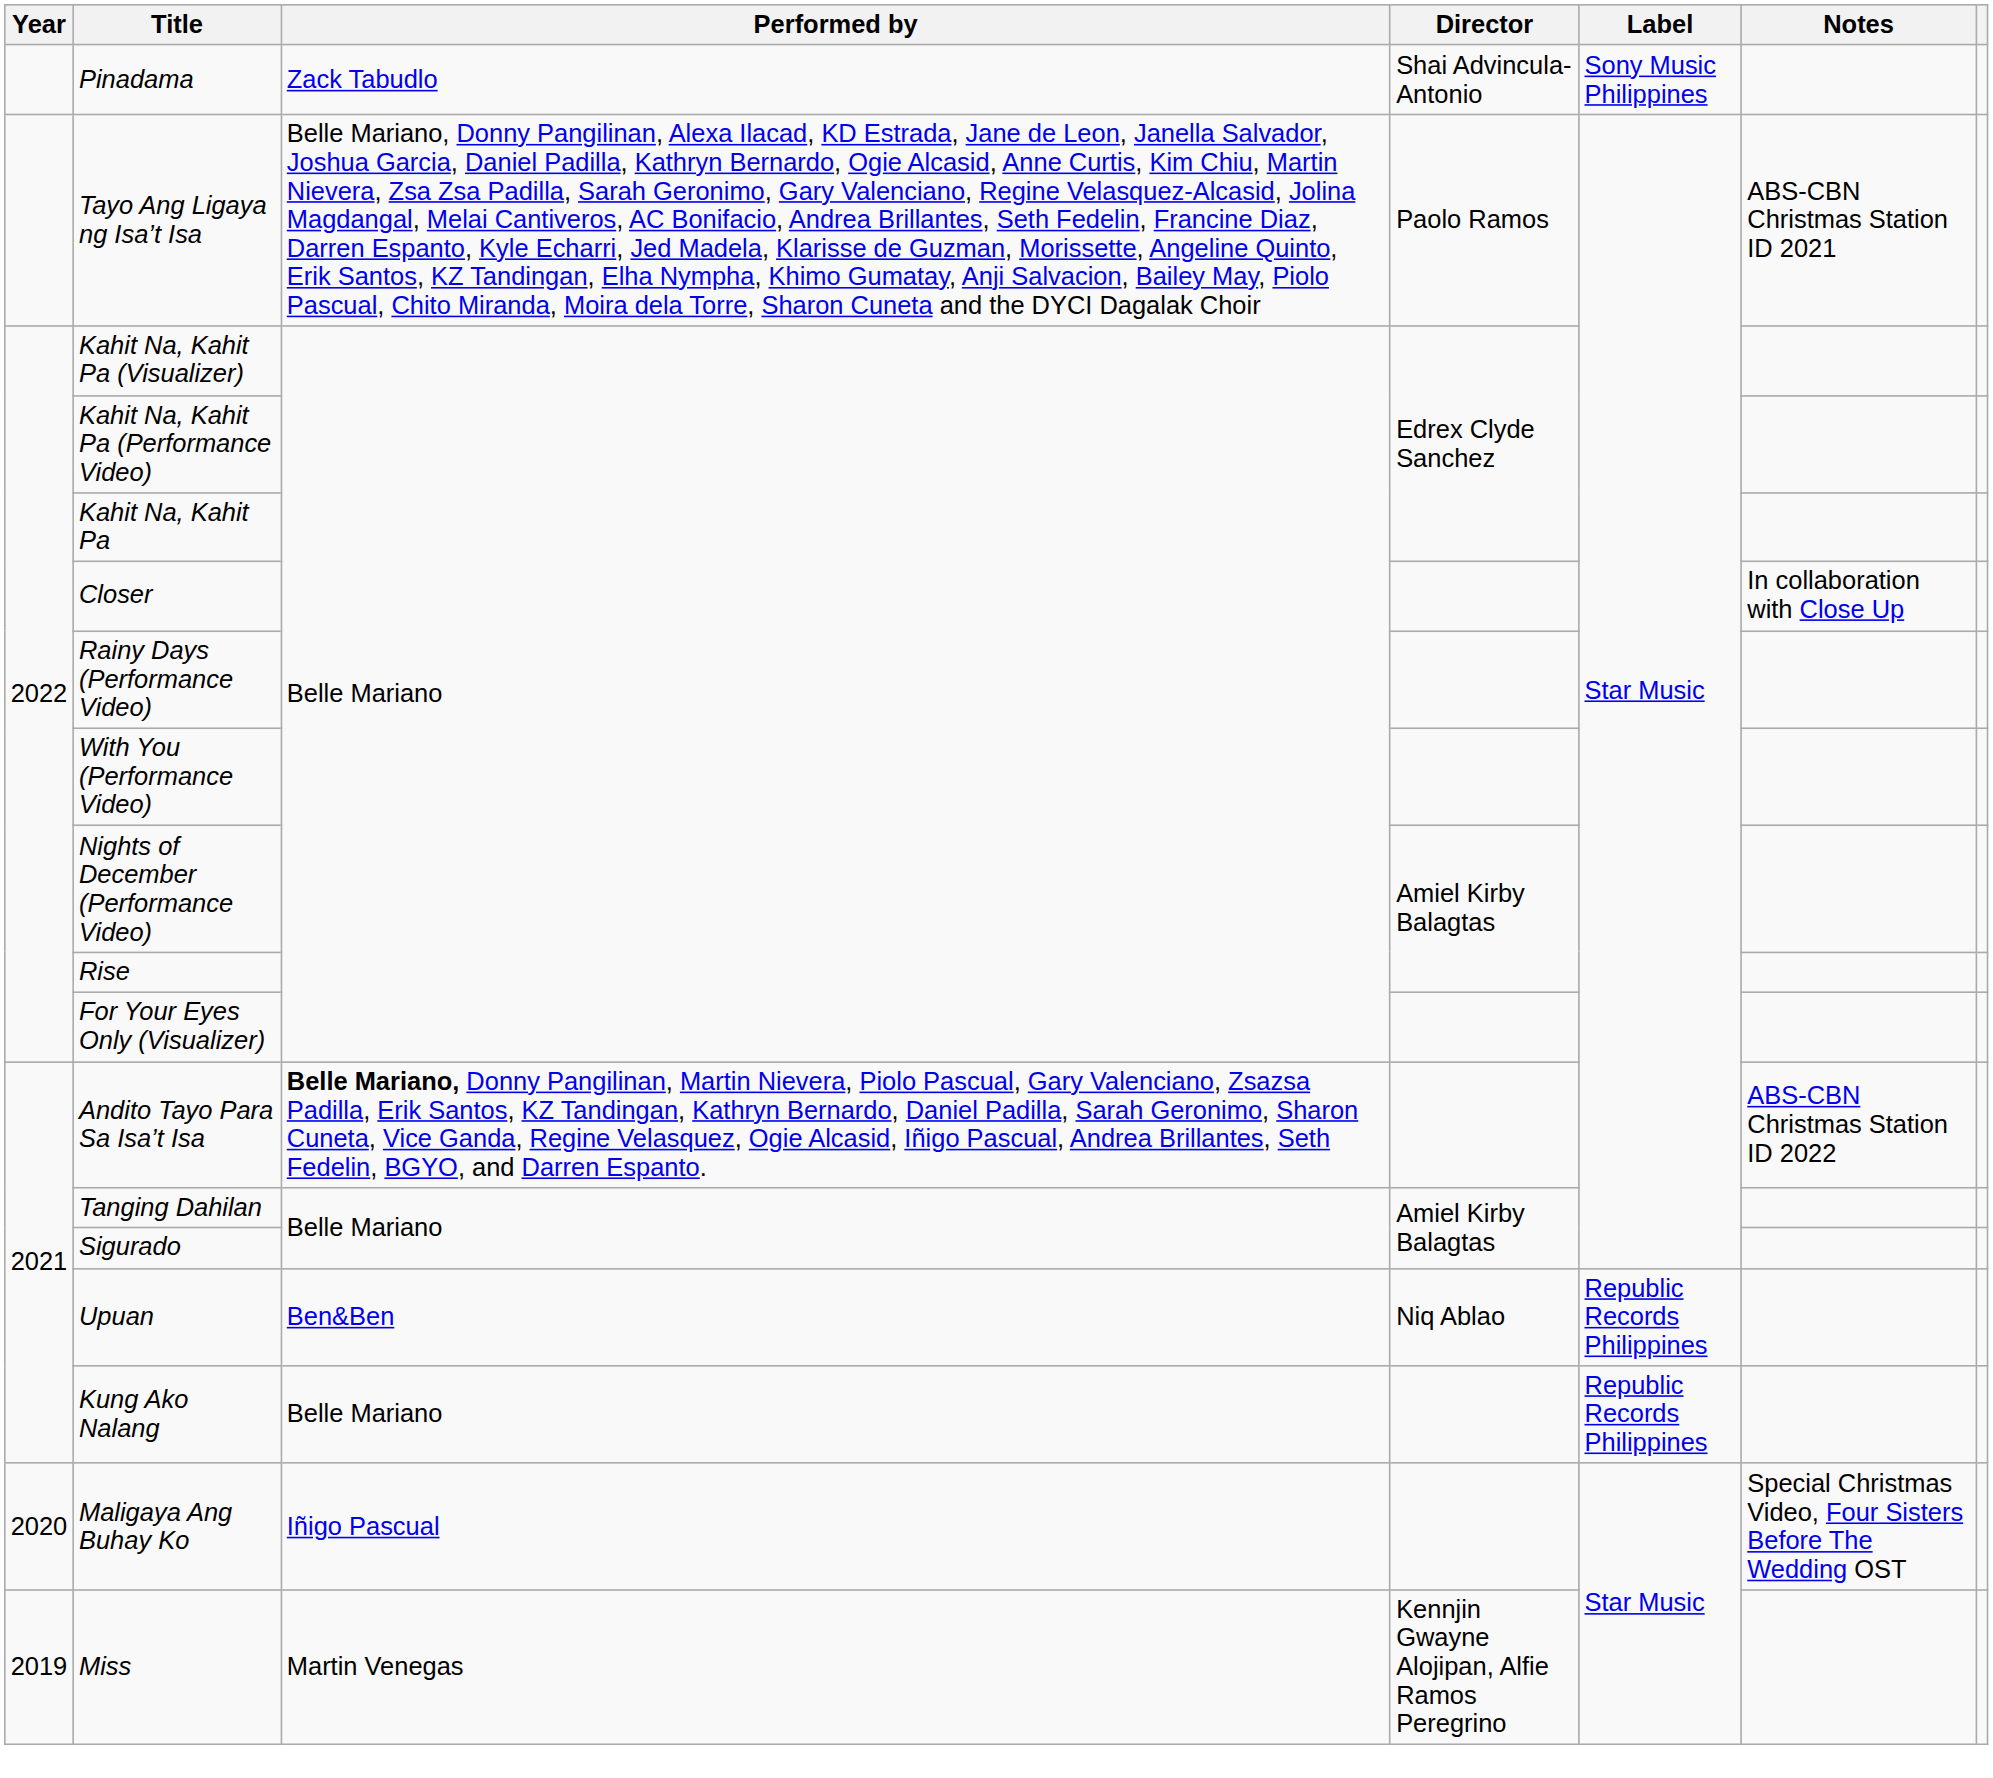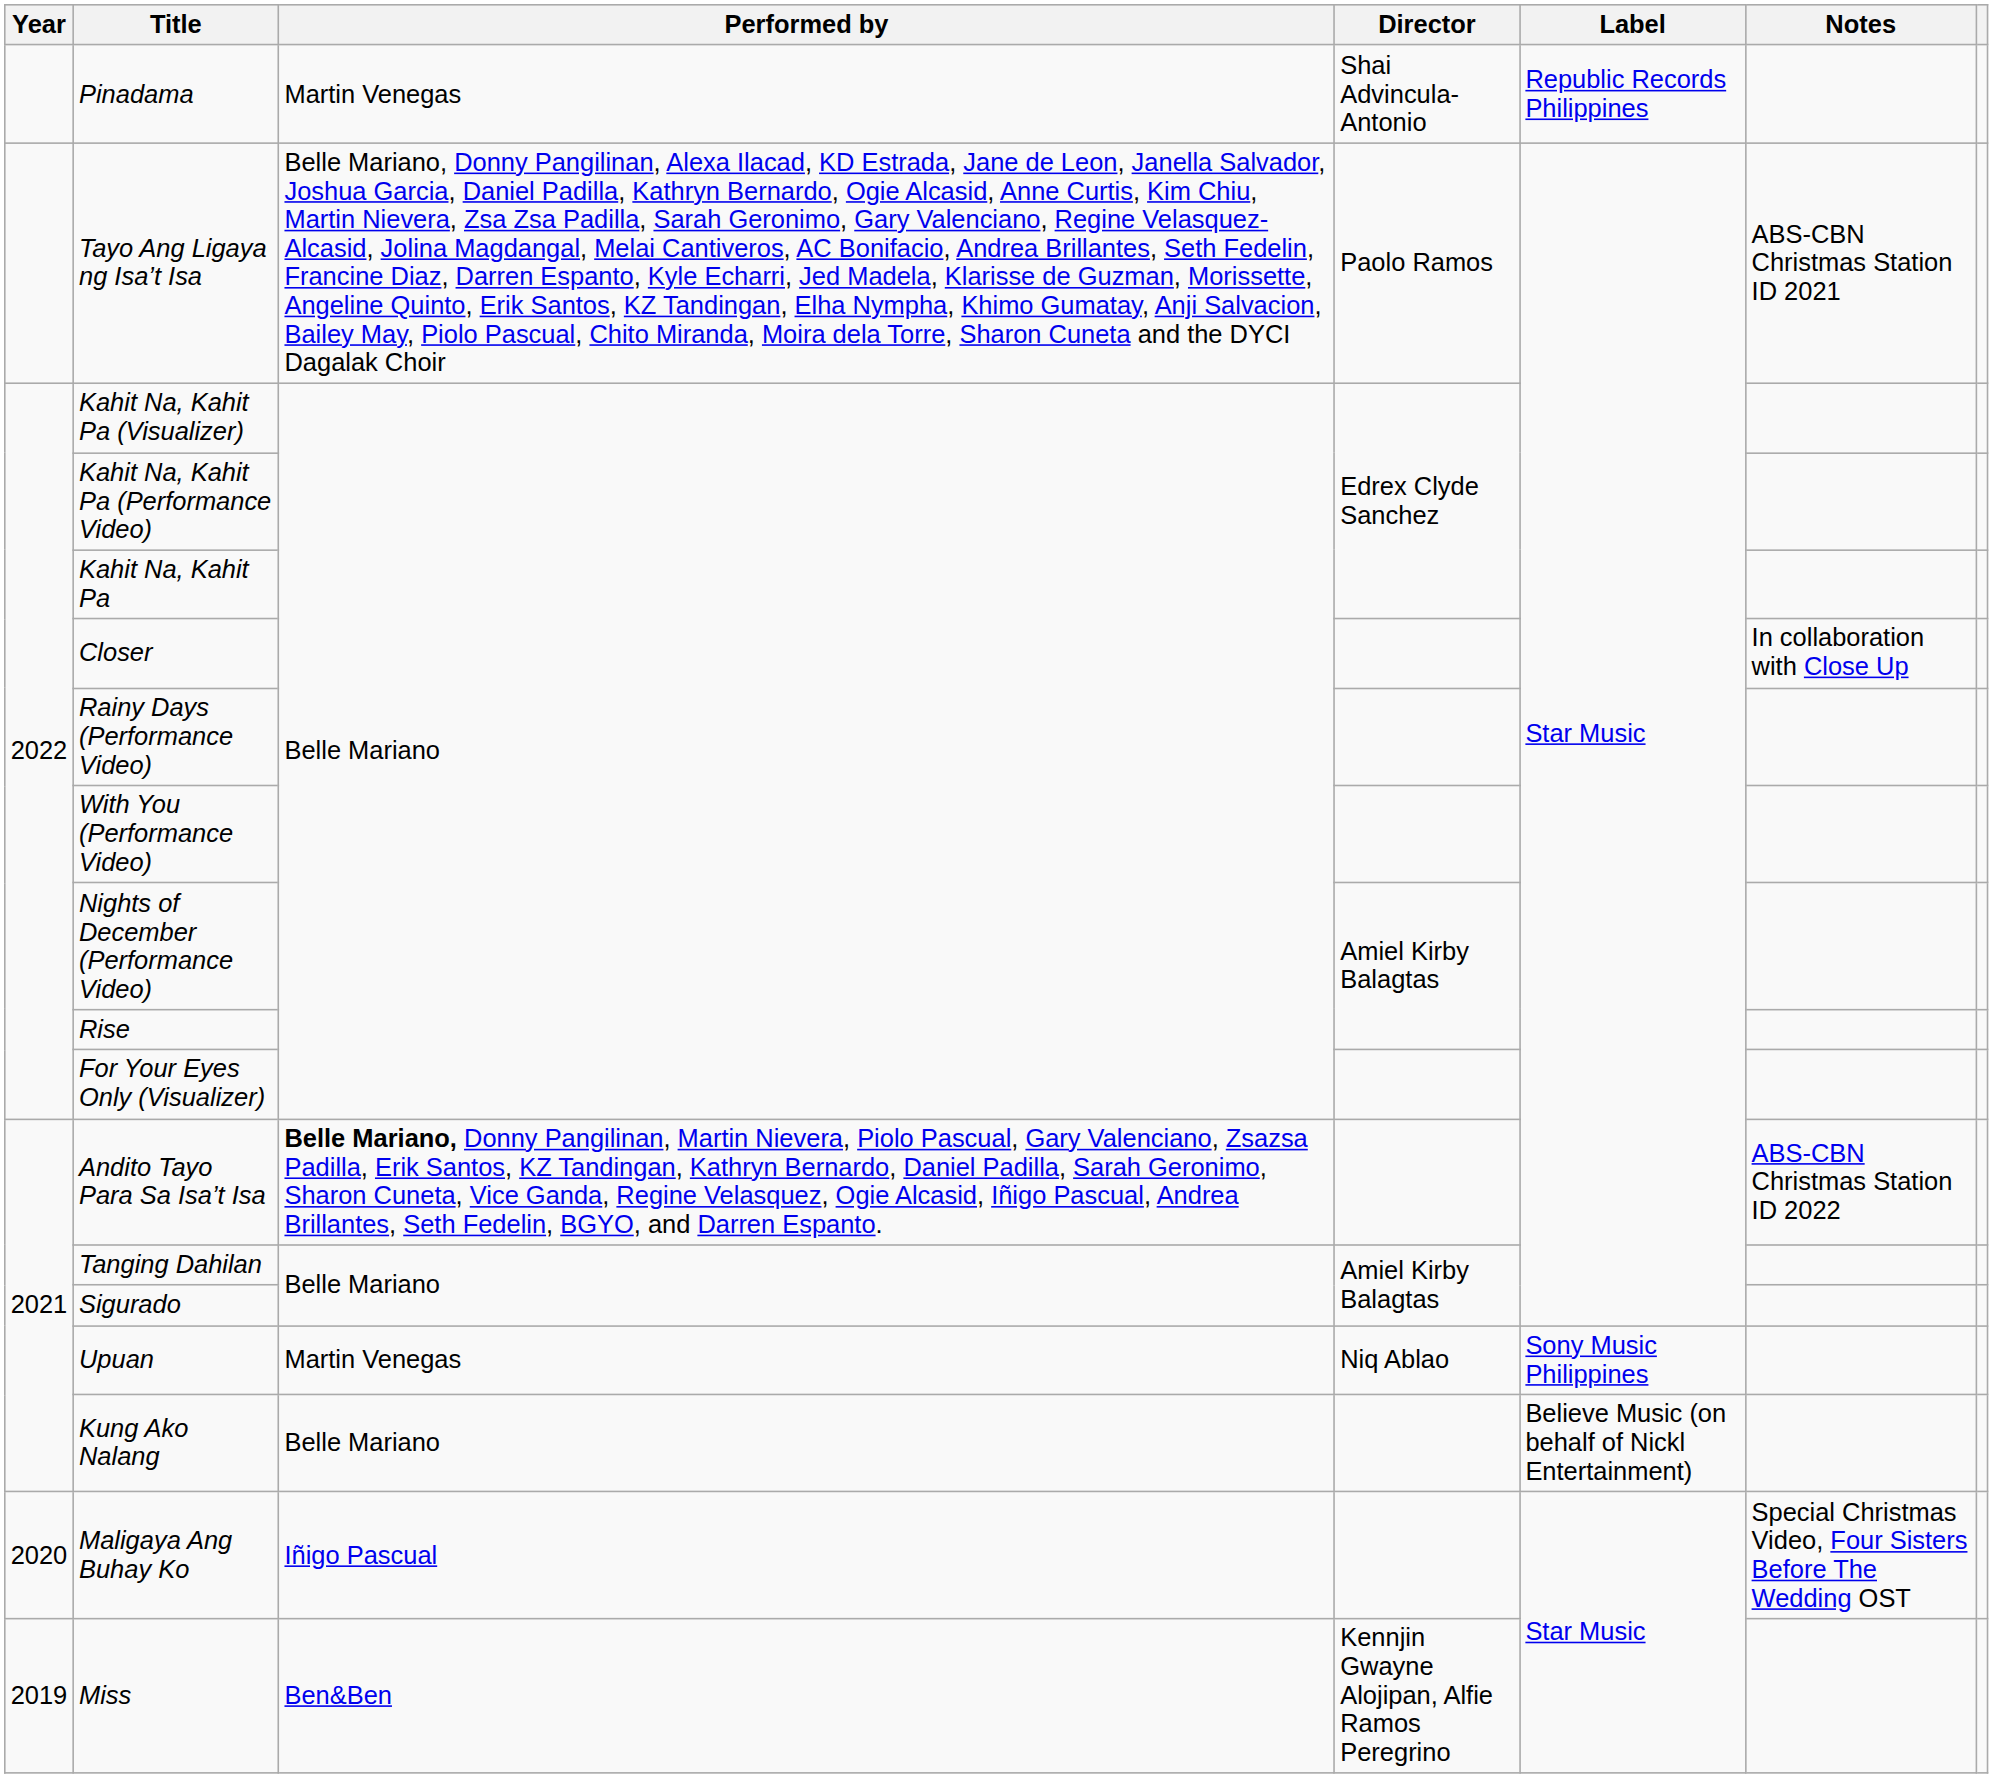(362, 79) Zack Tabudlo -> (373, 93) Martin Venegas
(1650, 79) Sony Music Philippines -> (1626, 93) Republic Records Philippines
(341, 1316) Ben&Ben -> (373, 1359) Martin Venegas
(1646, 1316) Republic Records Philippines -> (1591, 1359) Sony Music Philippines
(1646, 1414) Republic Records Philippines -> (1626, 1442) Believe Music (on behalf of Nickl Entertainment)
(375, 1666) Martin Venegas -> (338, 1695) Ben&Ben
